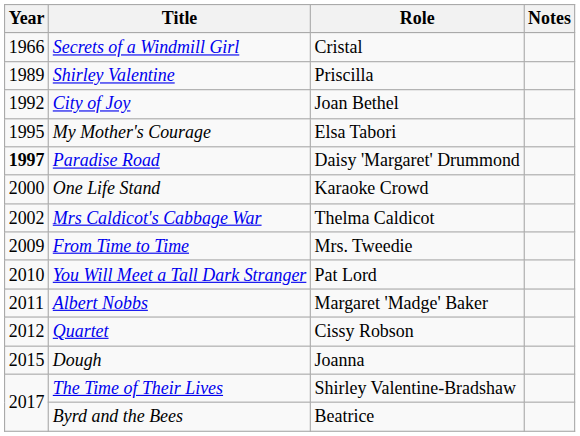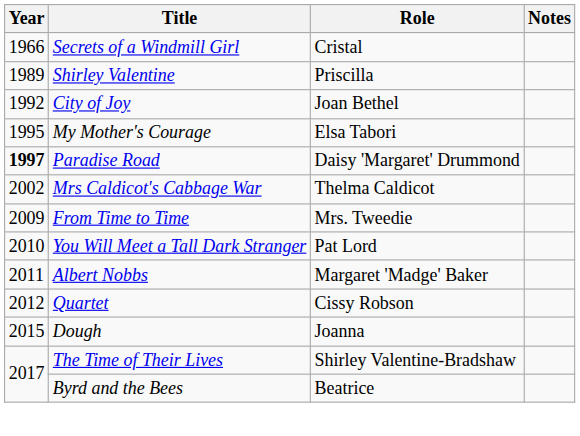- row: (107, 189)
